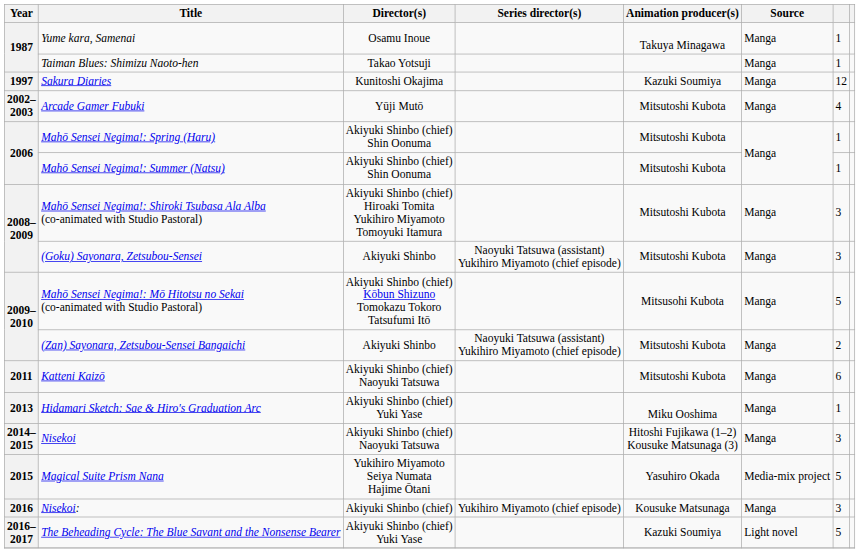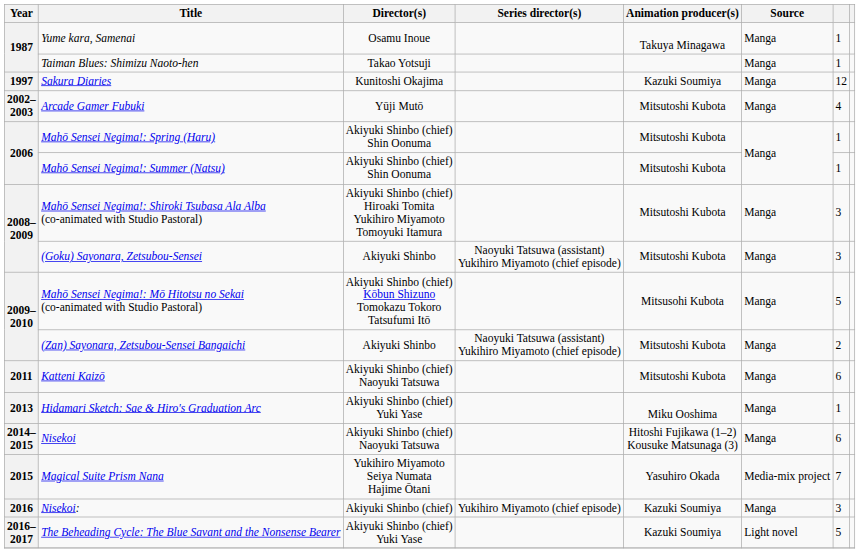(838, 439) 3 -> (838, 439) 6
(838, 476) 5 -> (838, 476) 7
(682, 508) Kousuke Matsunaga -> (682, 508) Kazuki Soumiya
